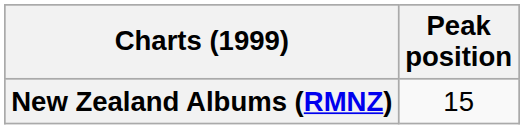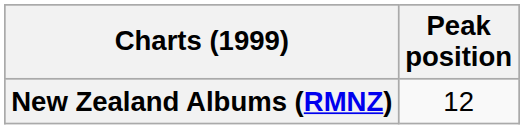(459, 100) 15 -> (459, 100) 12
